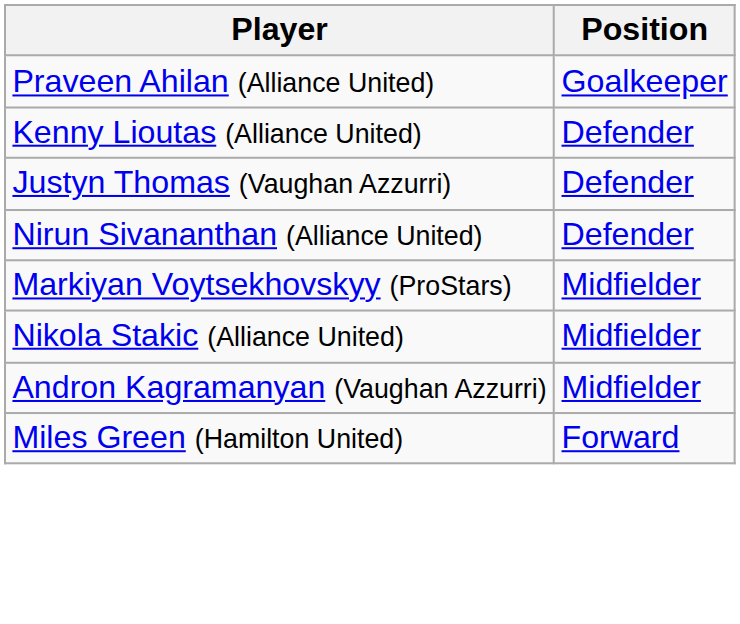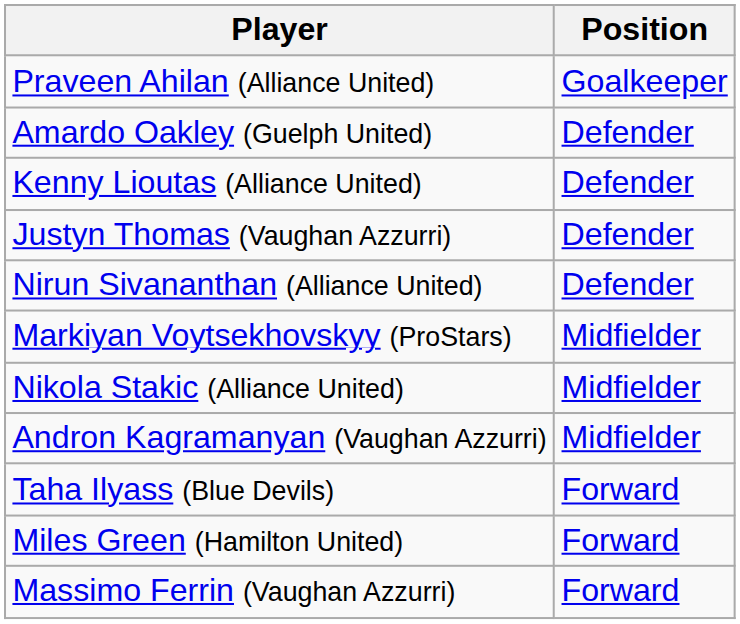+ row: (222, 132)
+ row: (173, 489)
+ row: (234, 591)
